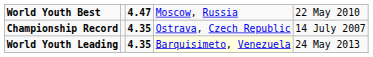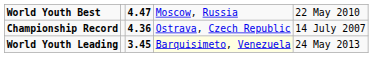(139, 28) 4.35 -> (139, 28) 4.36
(139, 44) 4.35 -> (139, 44) 3.45
